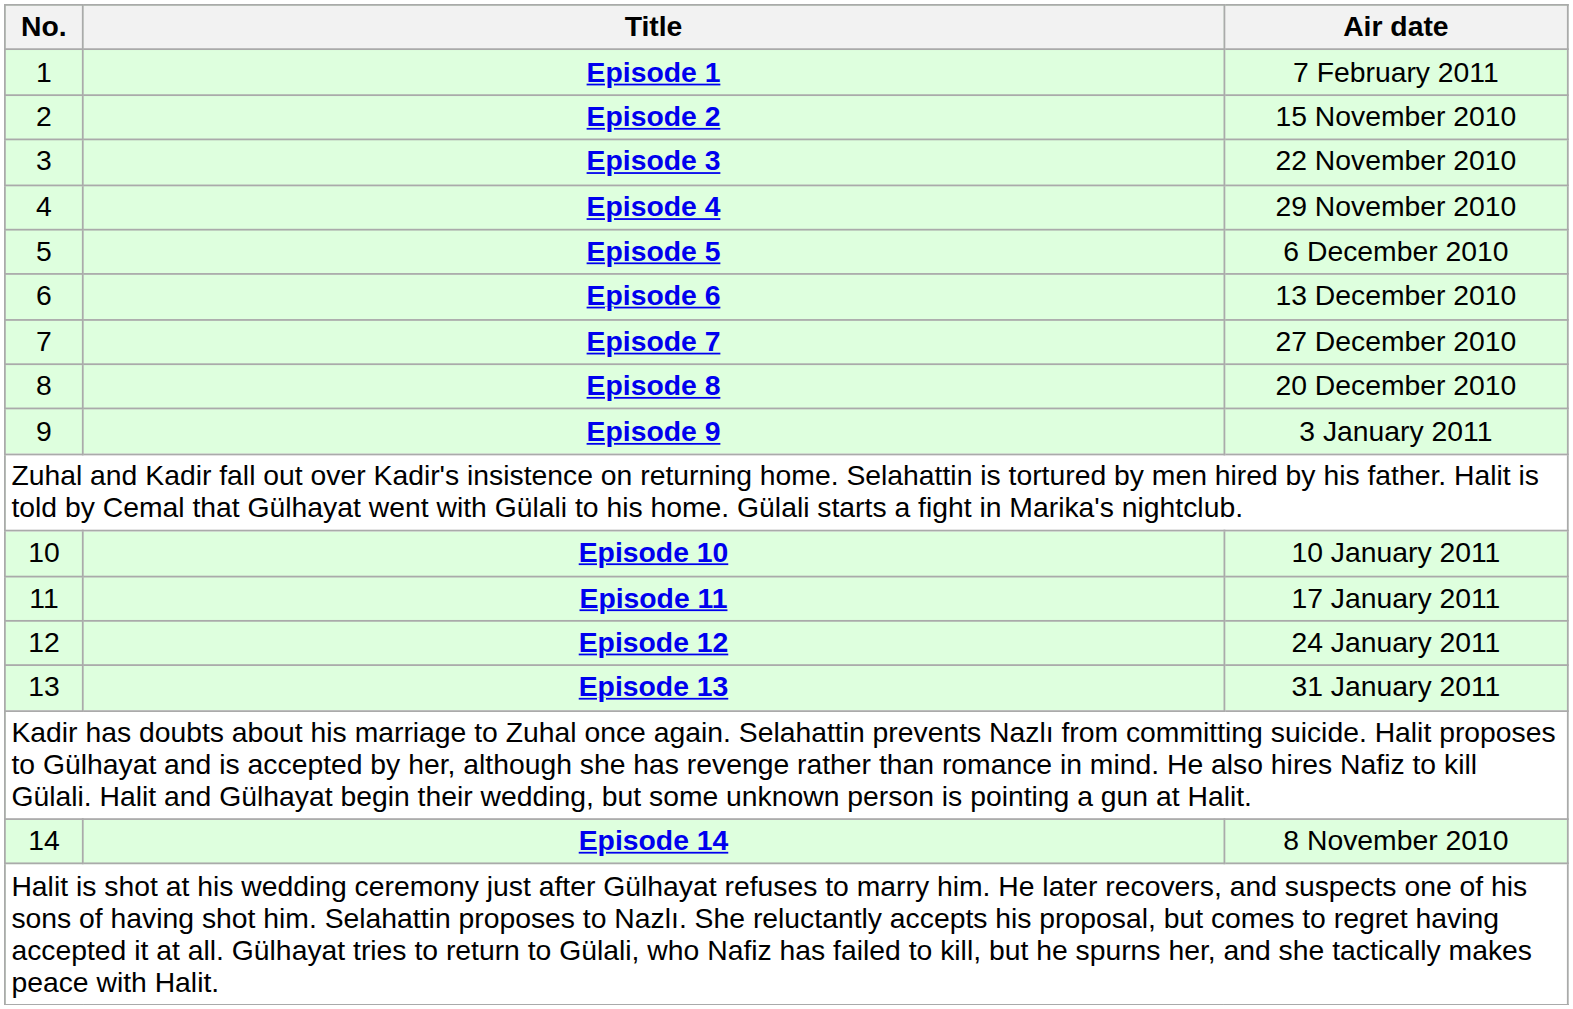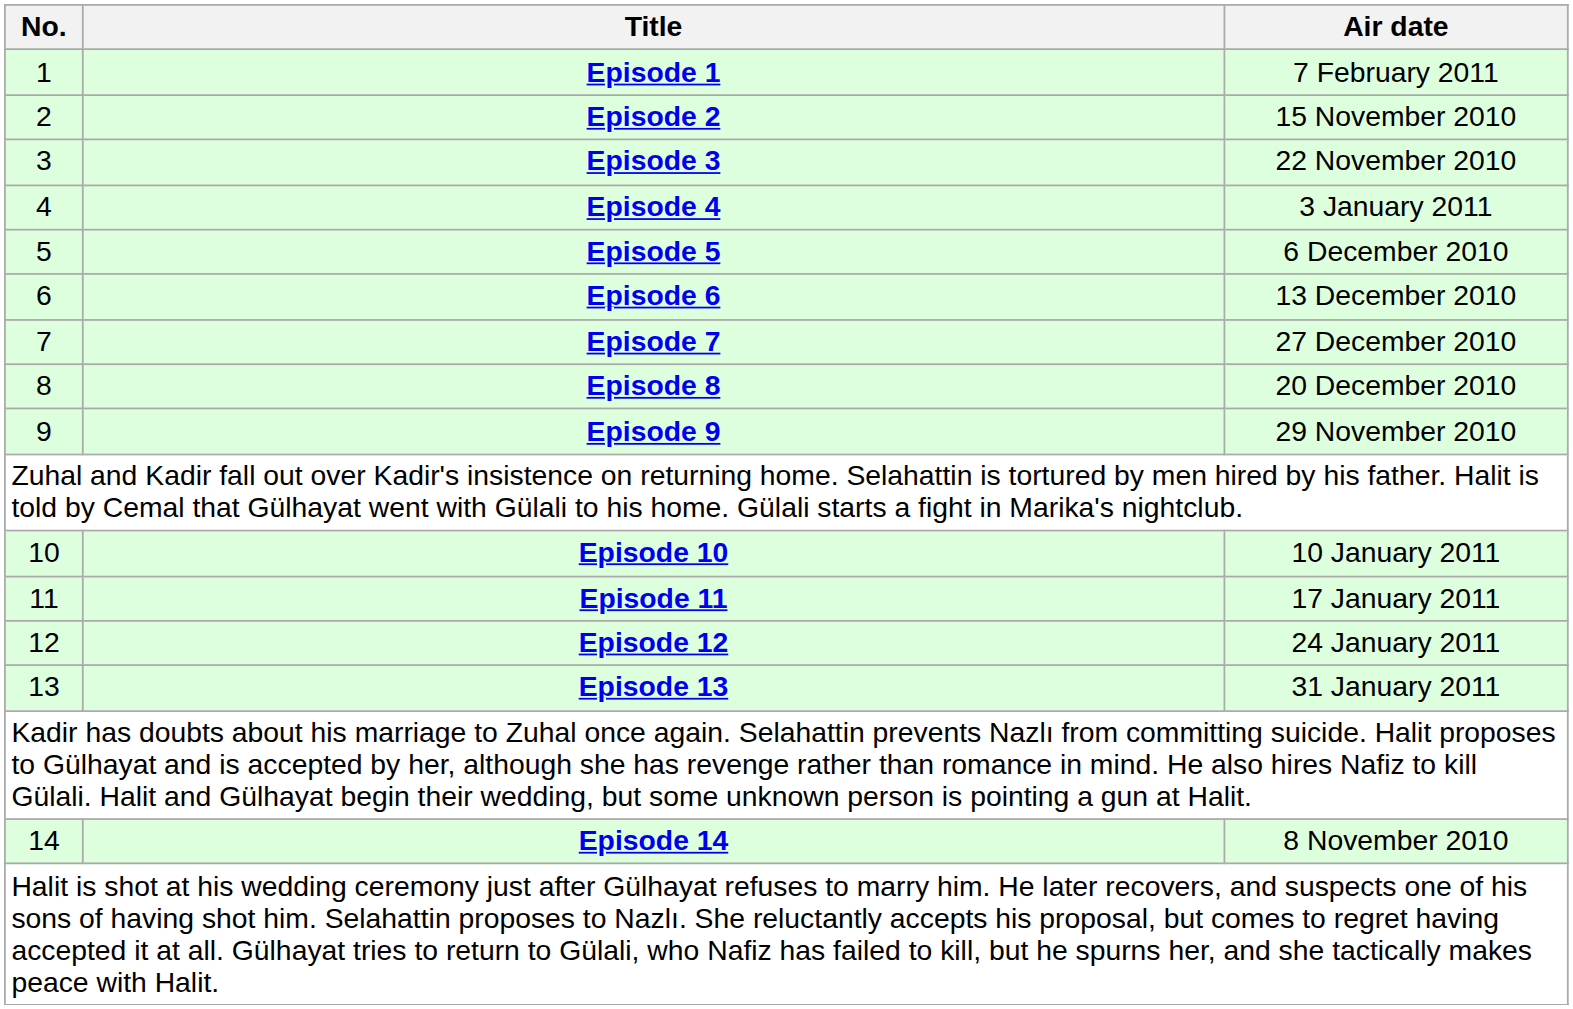(1396, 206) 29 November 2010 -> (1396, 206) 3 January 2011
(1396, 431) 3 January 2011 -> (1396, 431) 29 November 2010
